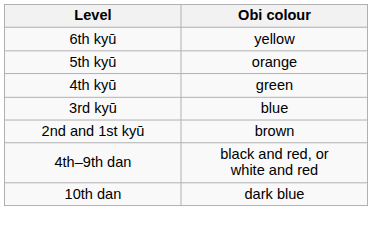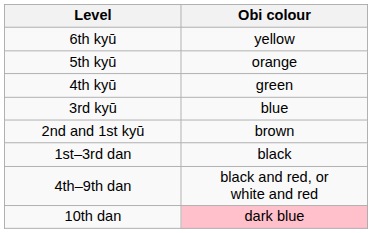+ row: (93, 154)
(274, 194) no background -> (274, 217) pink background
